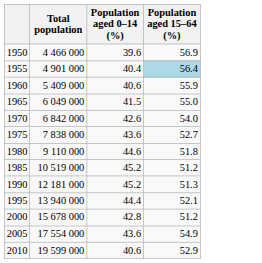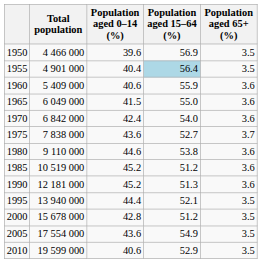+ column: (229, 24)
(132, 118) 42.6 -> (132, 118) 42.4
(189, 151) 51.8 -> (189, 151) 53.8
